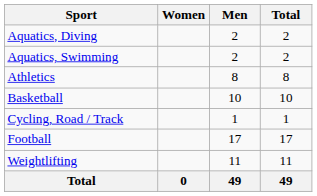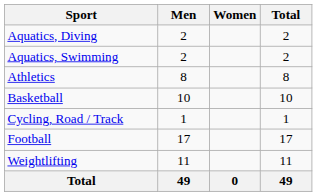columns swapped: (235, 14) <-> (184, 14)
